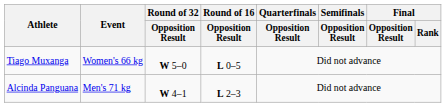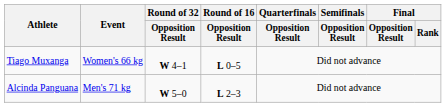(173, 66) W 5–0 -> (173, 66) W 4–1
(173, 94) W 4–1 -> (173, 94) W 5–0
